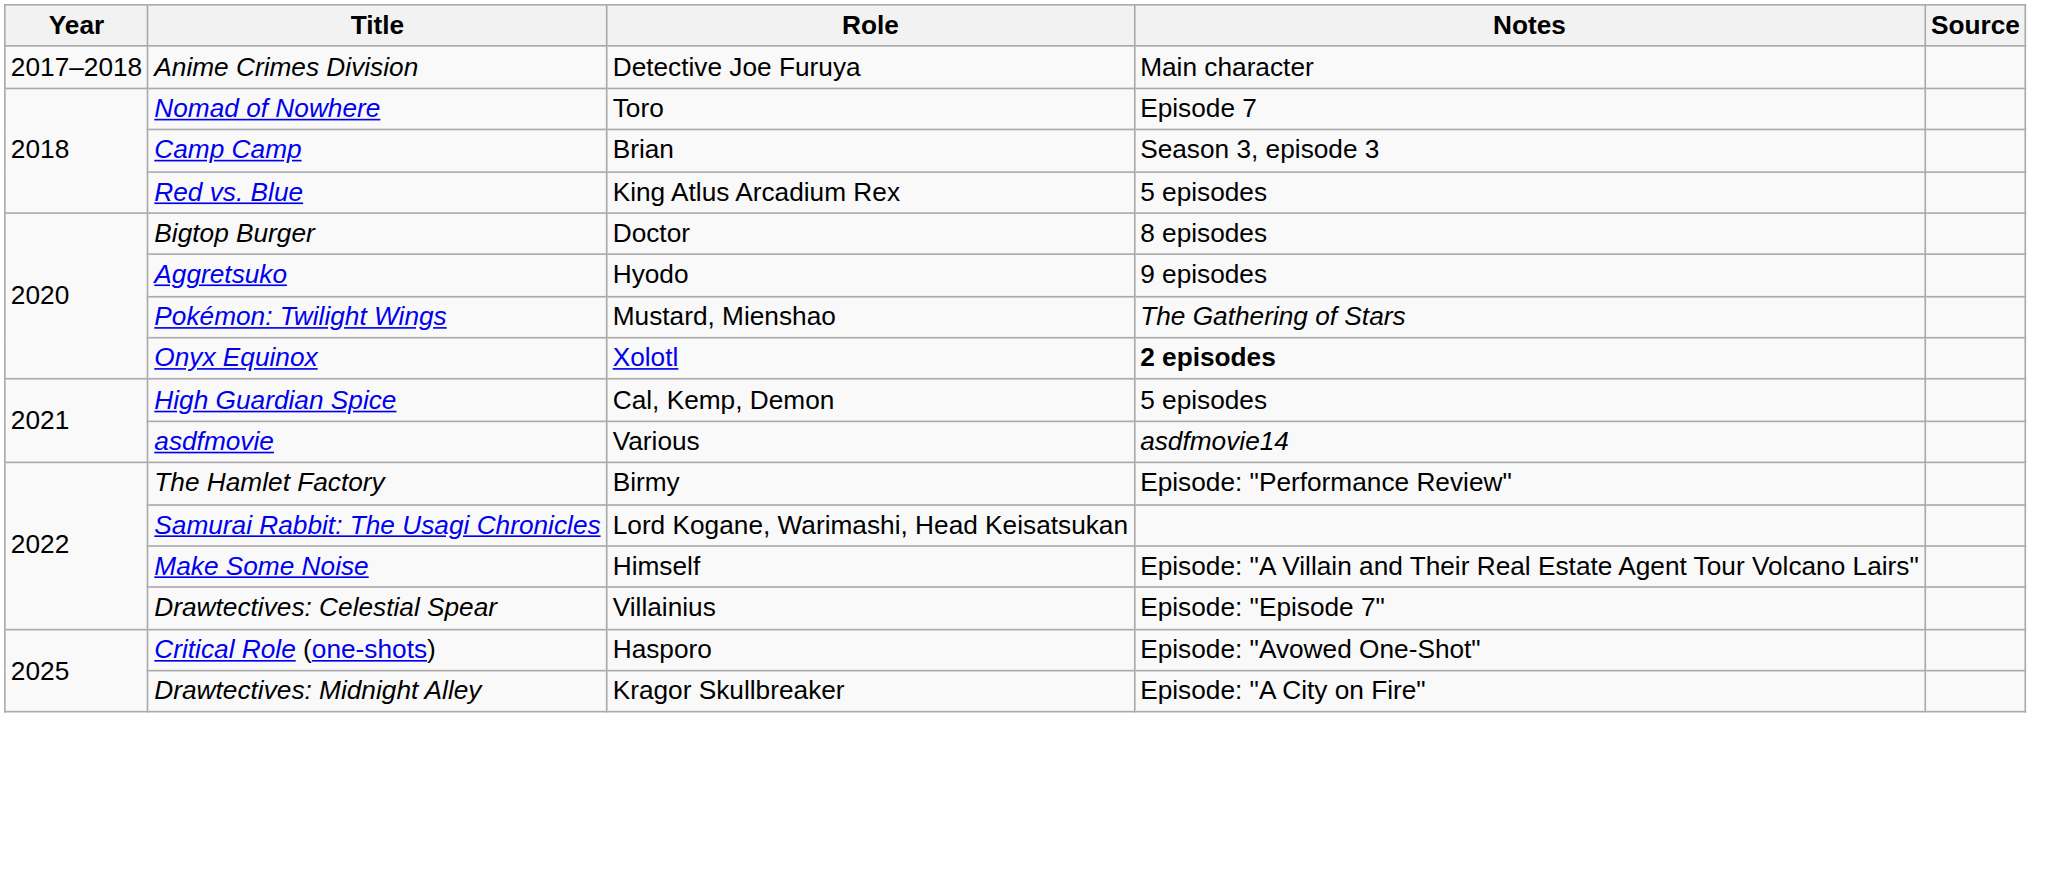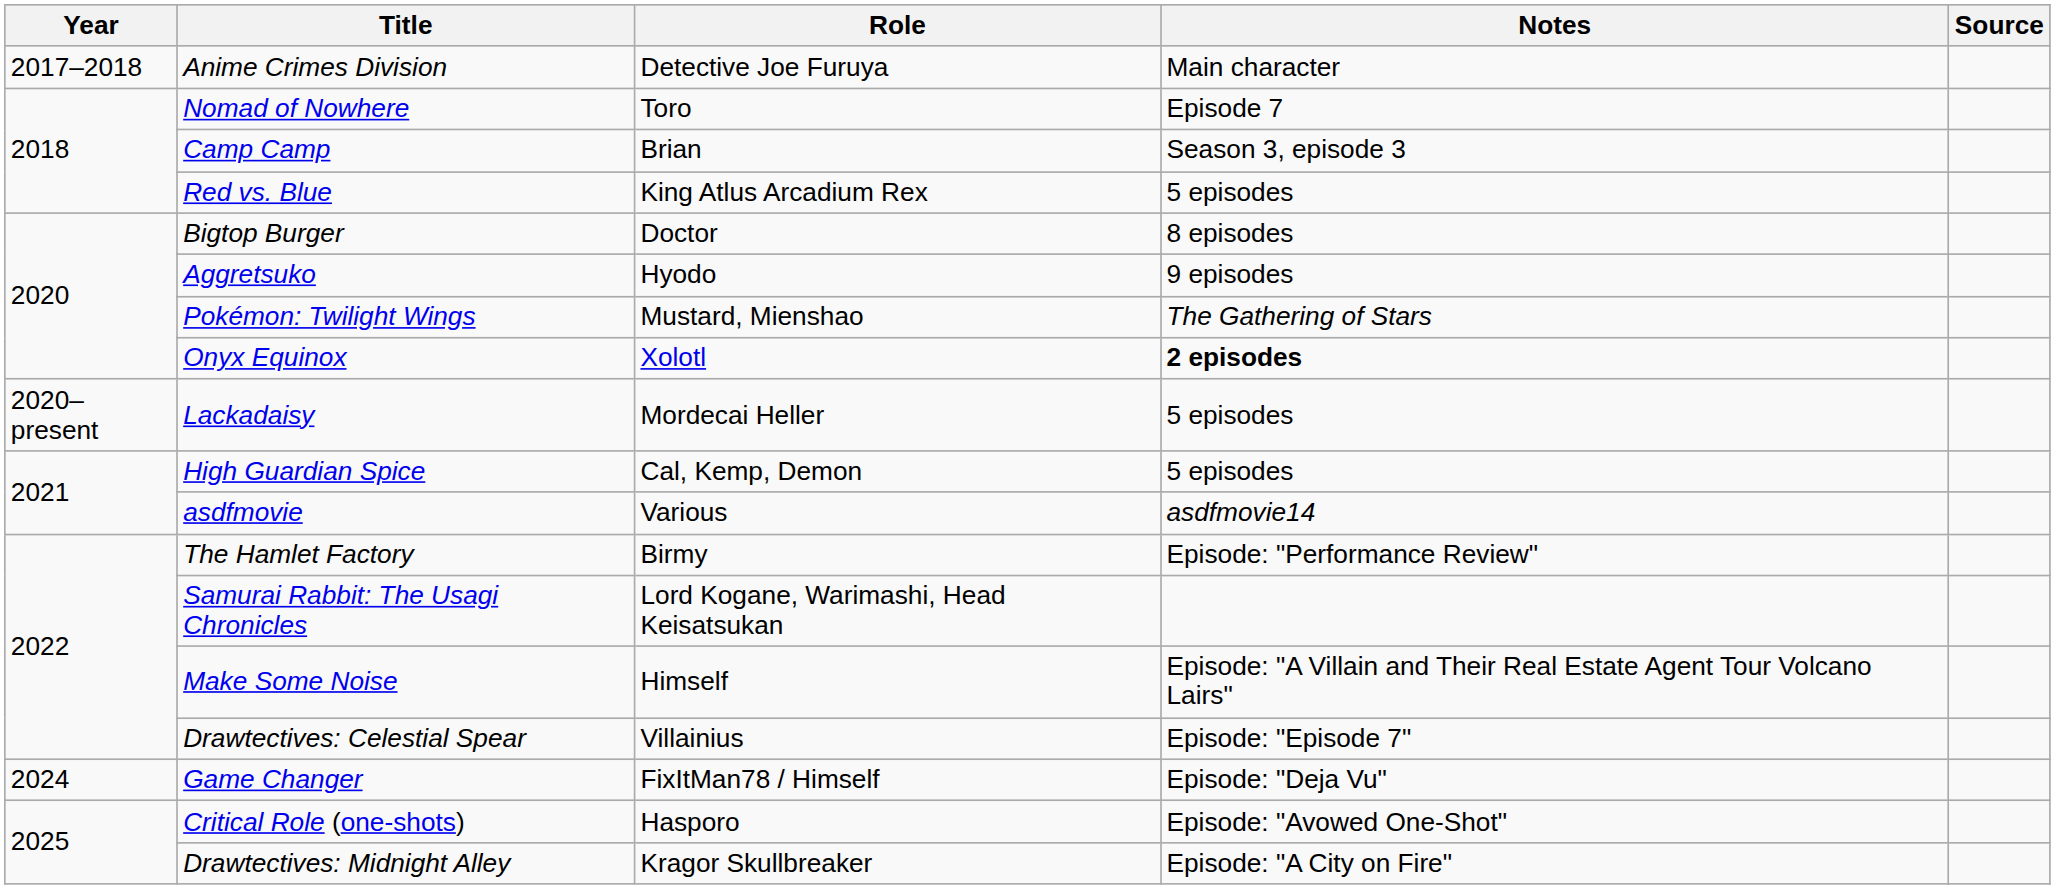+ row: (249, 414)
+ row: (273, 779)
